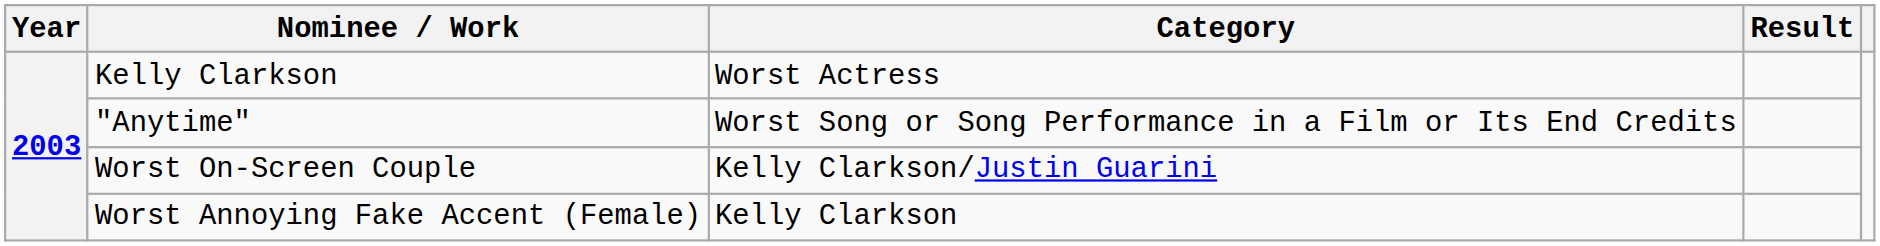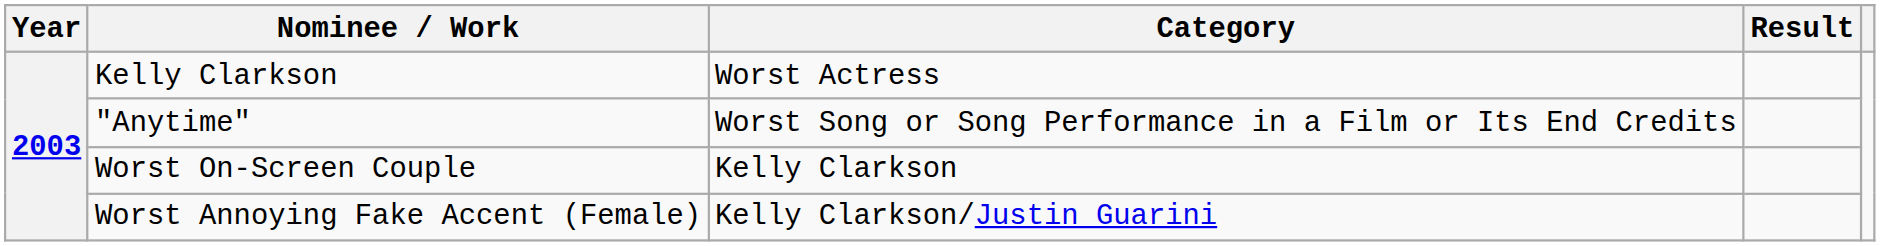(966, 170) Kelly Clarkson/Justin Guarini -> (836, 170) Kelly Clarkson
(836, 217) Kelly Clarkson -> (966, 217) Kelly Clarkson/Justin Guarini
